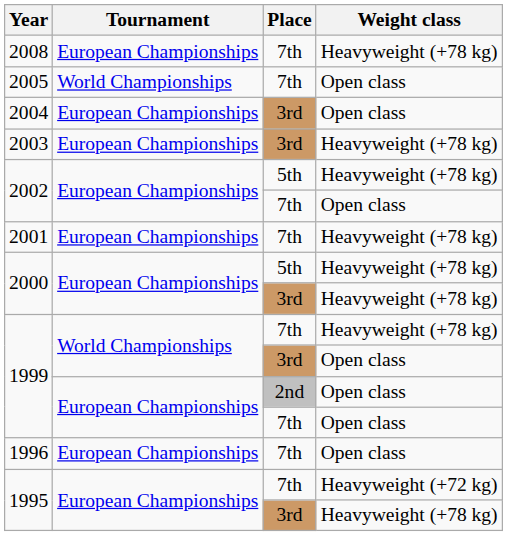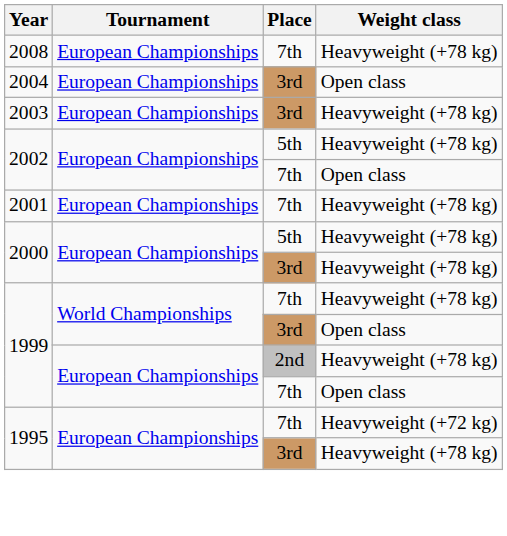- row: (29, 81)
(363, 391) Open class -> (409, 360) Heavyweight (+78 kg)
- row: (29, 453)
